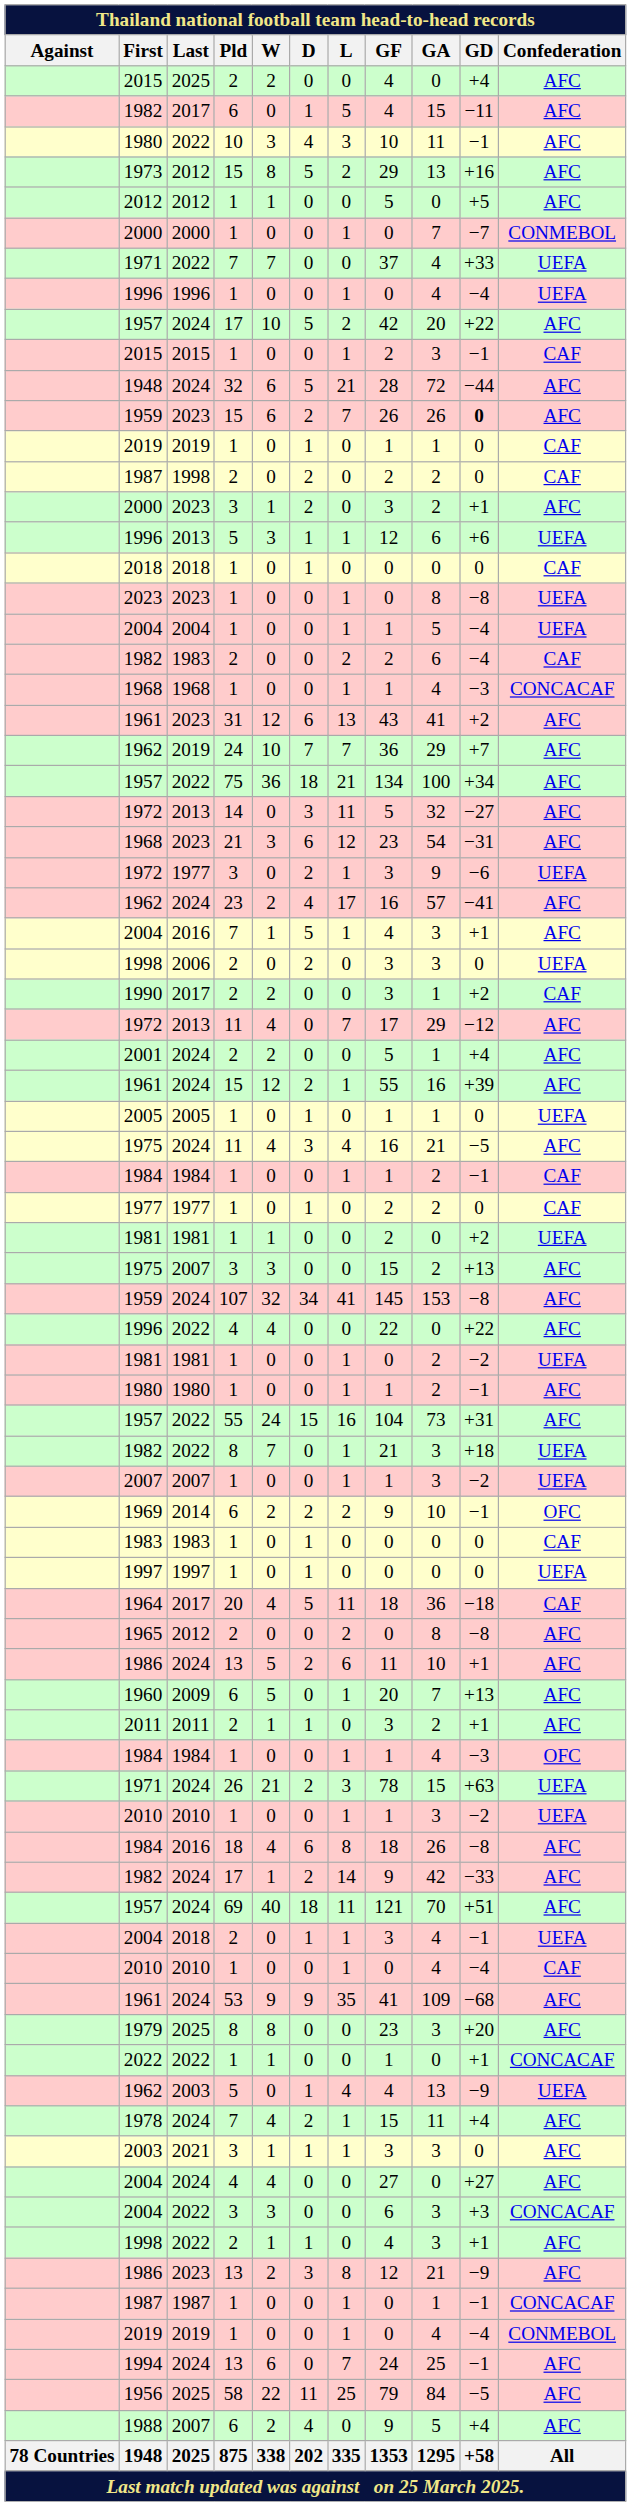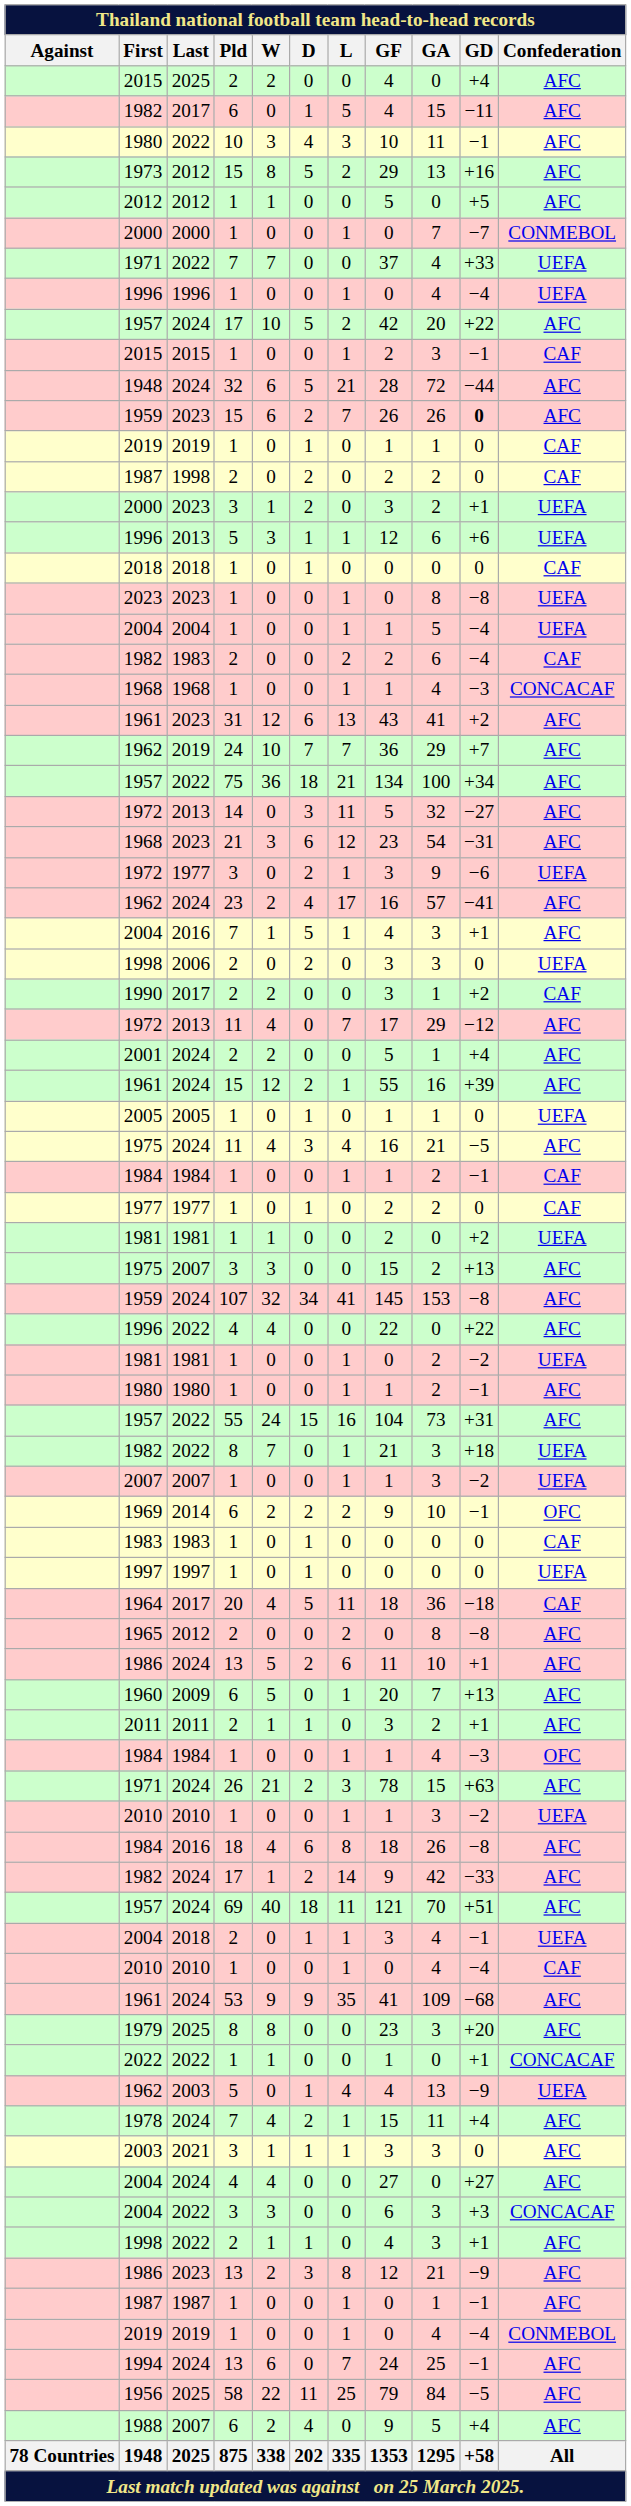(562, 506) AFC -> (562, 506) UEFA
(562, 1785) UEFA -> (562, 1785) AFC
(562, 2303) CONCACAF -> (562, 2303) AFC
